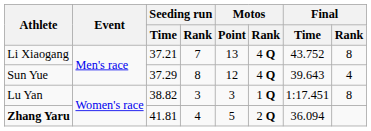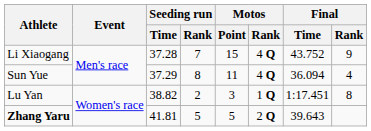(163, 55) 37.21 -> (163, 55) 37.28
(232, 55) 13 -> (232, 55) 15
(349, 55) 8 -> (349, 55) 9
(232, 75) 12 -> (232, 75) 11
(307, 75) 39.643 -> (307, 75) 36.094
(198, 95) 3 -> (198, 95) 2
(198, 115) 4 -> (198, 115) 5
(307, 115) 36.094 -> (307, 115) 39.643
